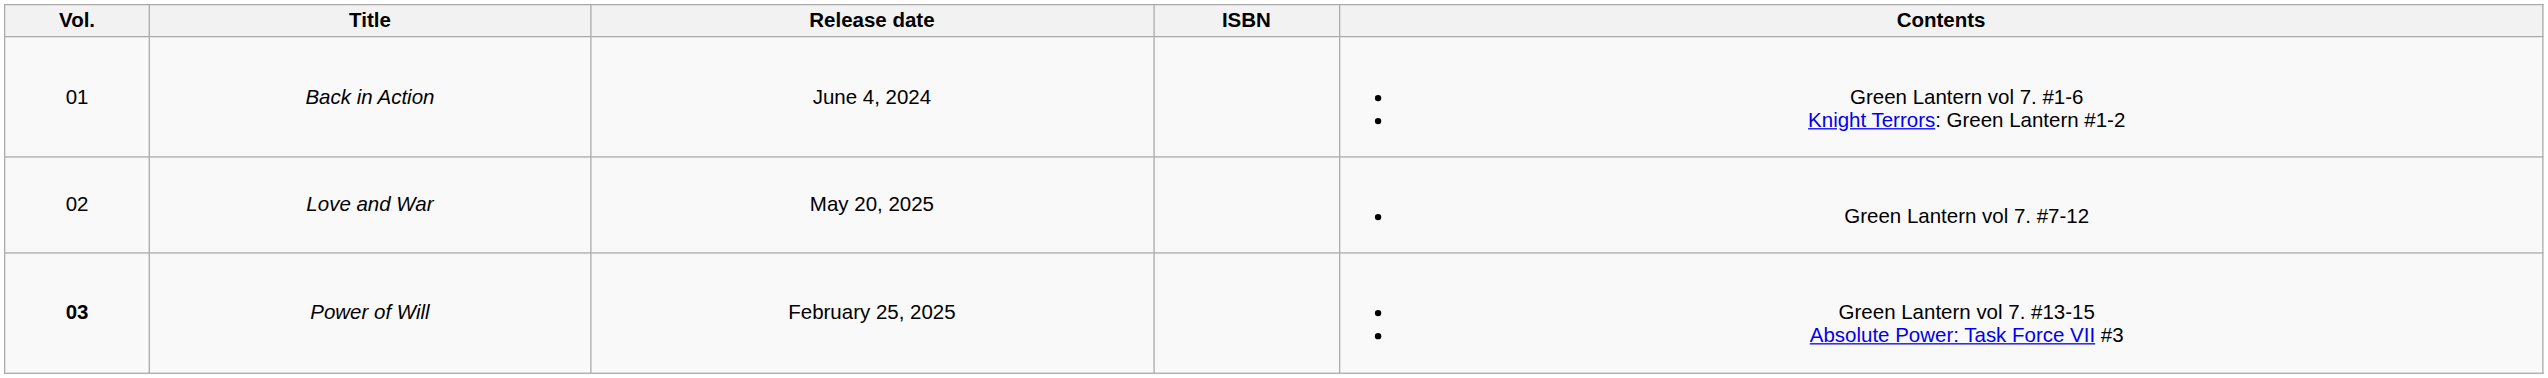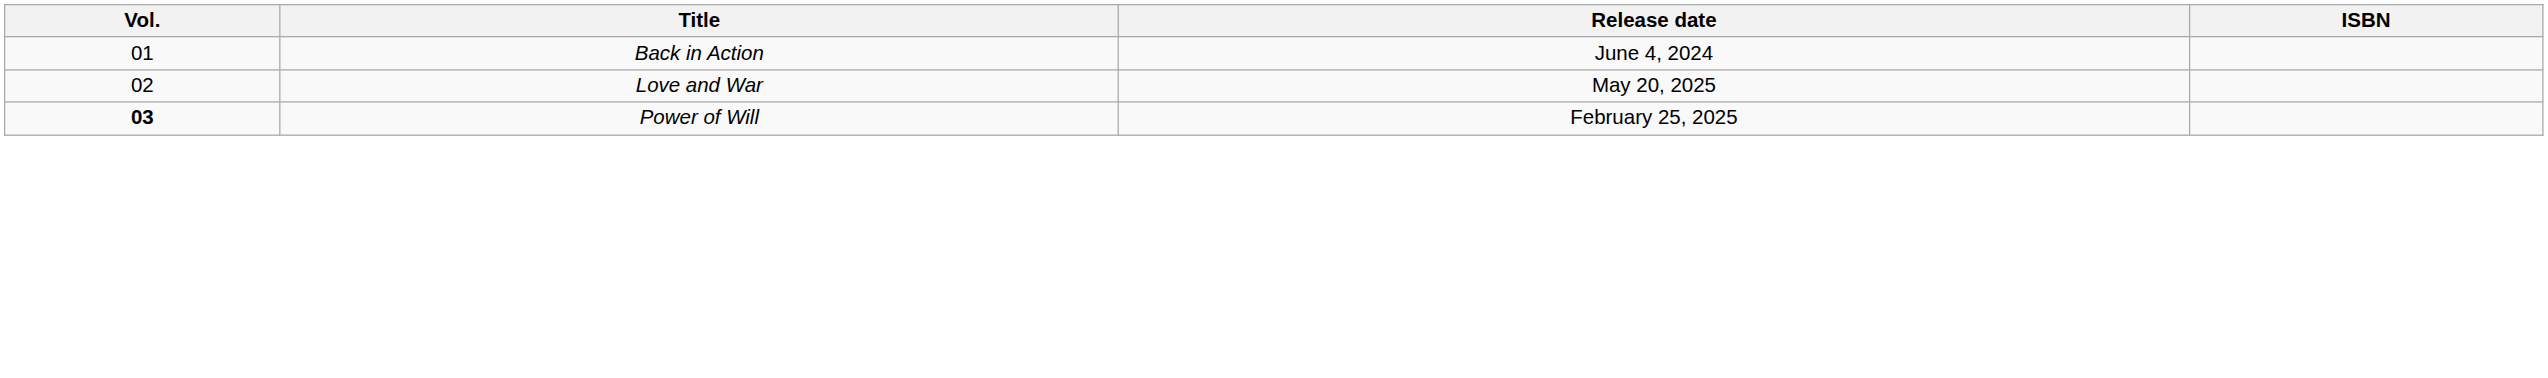- column: (1941, 20)
